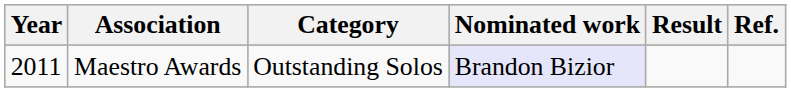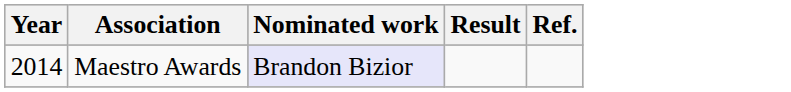- column: (348, 24)
(36, 65) 2011 -> (37, 65) 2014
